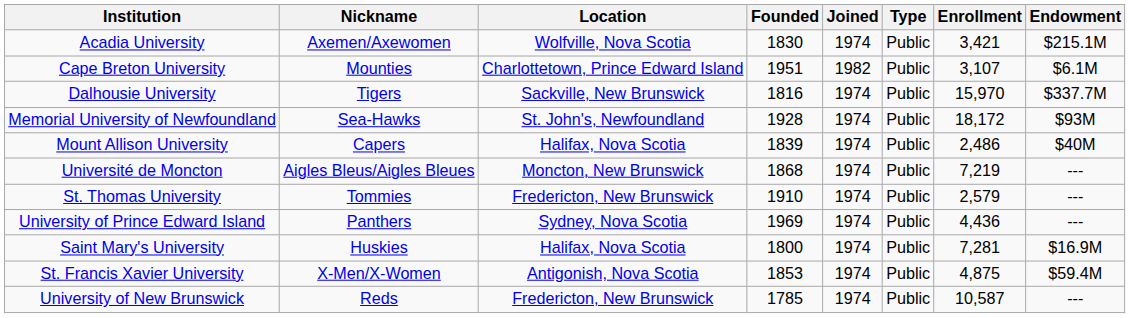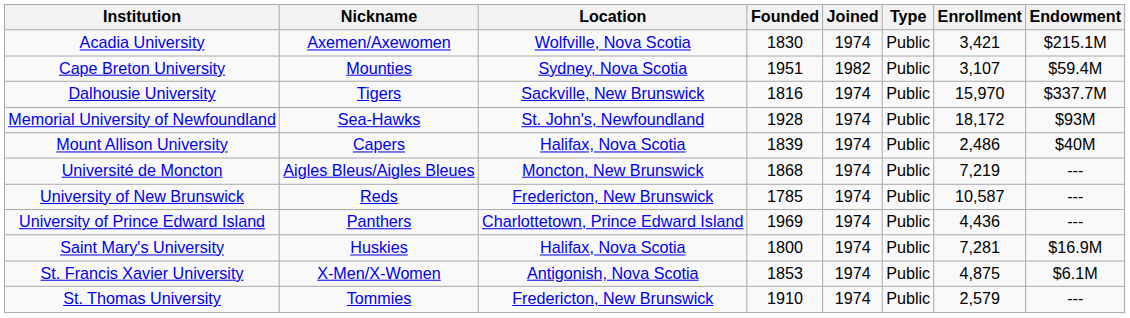(613, 68) Charlottetown, Prince Edward Island -> (613, 68) Sydney, Nova Scotia
(1075, 68) $6.1M -> (1075, 68) $59.4M
rows swapped: (142, 299) <-> (142, 196)
(613, 222) Sydney, Nova Scotia -> (613, 222) Charlottetown, Prince Edward Island
(1075, 273) $59.4M -> (1075, 273) $6.1M
